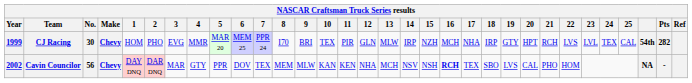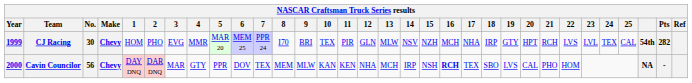(410, 43) IRP -> (410, 43) NSV
(14, 66) 2002 -> (14, 66) 2000
(410, 66) NSV -> (410, 66) IRP
